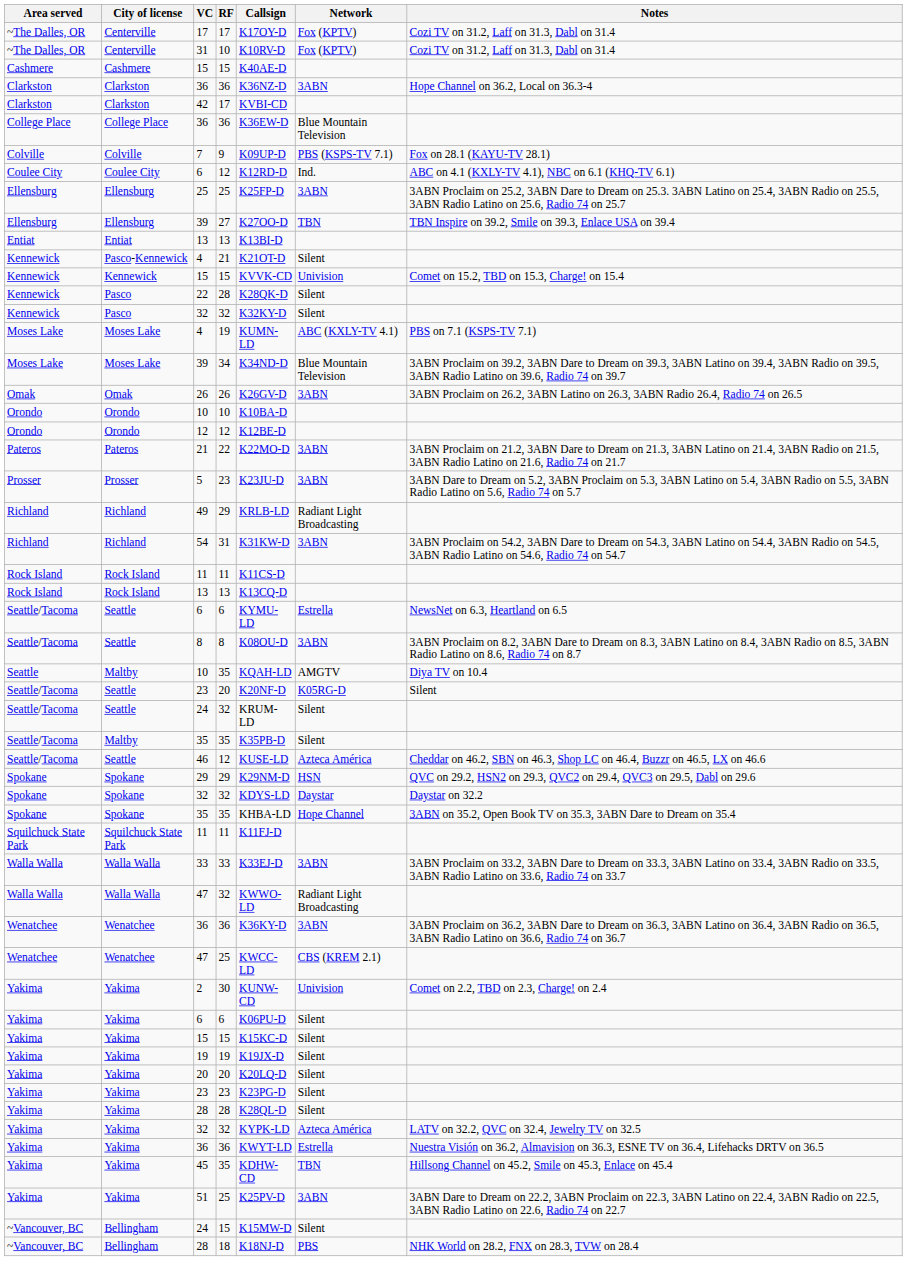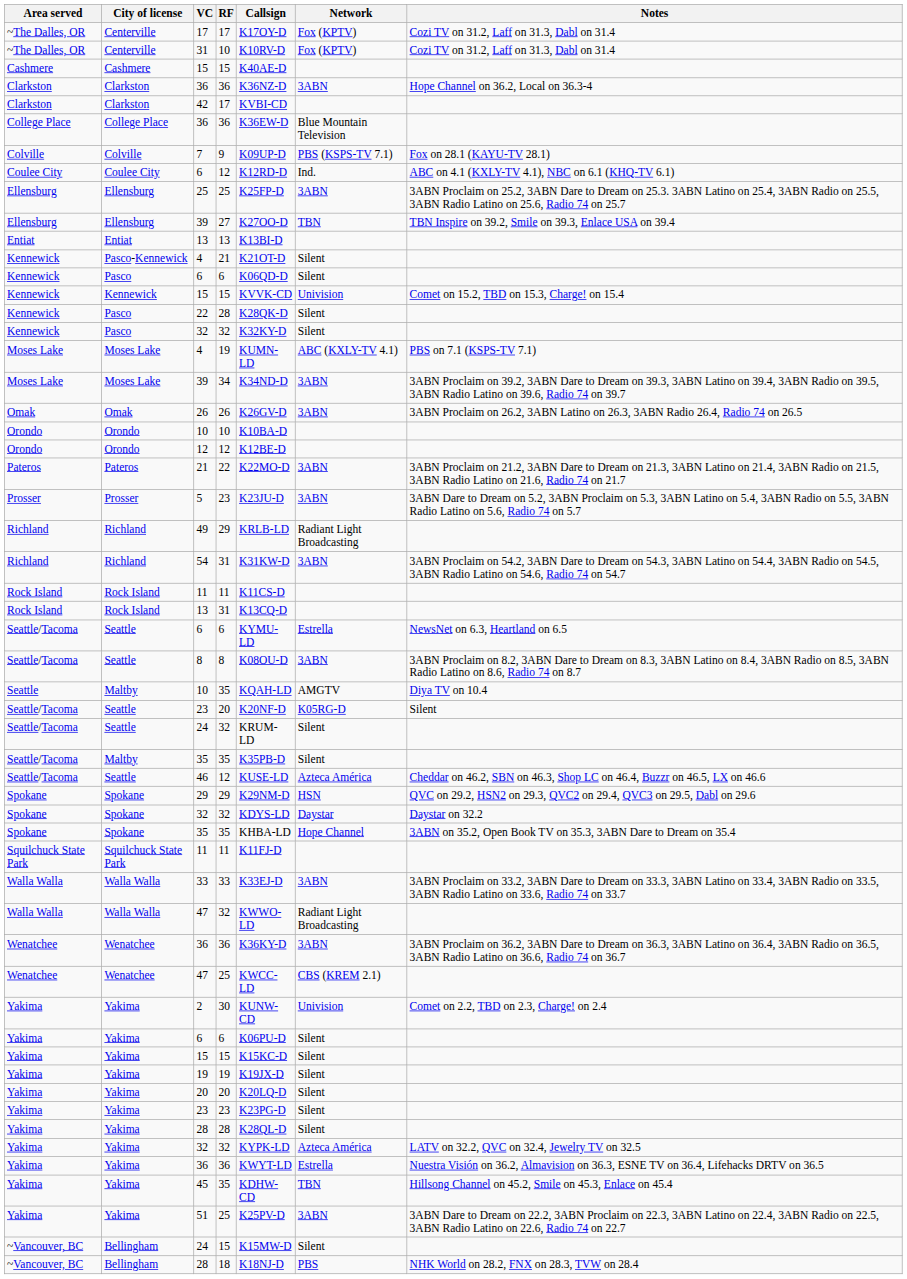+ row: (118, 277)
(332, 369) Blue Mountain Television -> (313, 381) 3ABN
(224, 592) 13 -> (224, 610) 31
